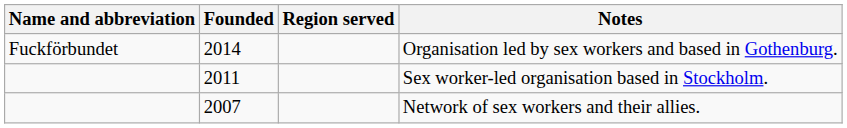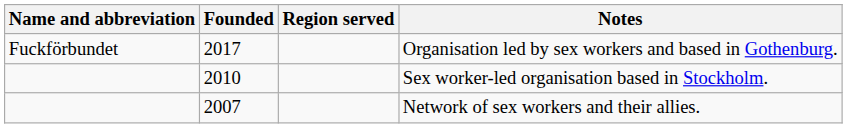(222, 48) 2014 -> (222, 48) 2017
(222, 78) 2011 -> (222, 78) 2010
